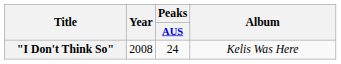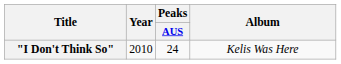(141, 49) 2008 -> (141, 49) 2010
